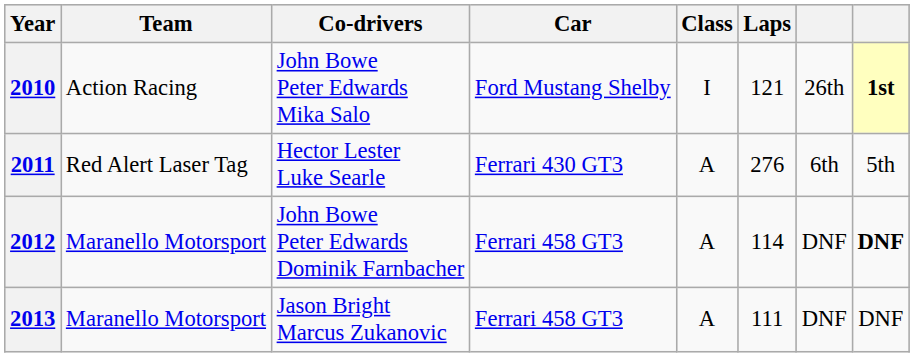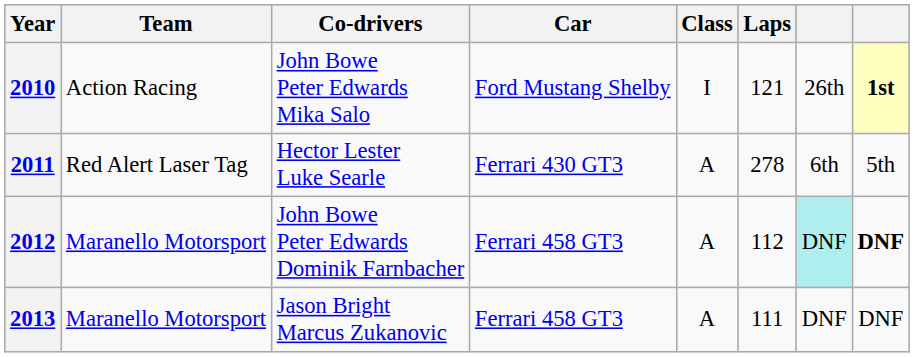(767, 164) 276 -> (767, 164) 278
(767, 242) 114 -> (767, 242) 112
(824, 242) no background -> (824, 242) paleturquoise background
